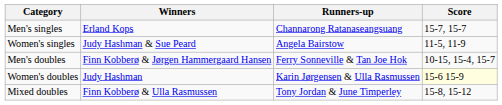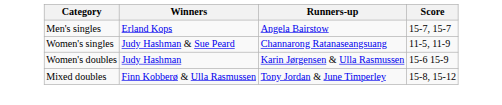(339, 28) Channarong Ratanaseangsuang -> (295, 28) Angela Bairstow
(310, 44) Angela Bairstow -> (324, 44) Channarong Ratanaseangsuang
- row: (36, 60)
(444, 76) lightyellow background -> (429, 60) no background
